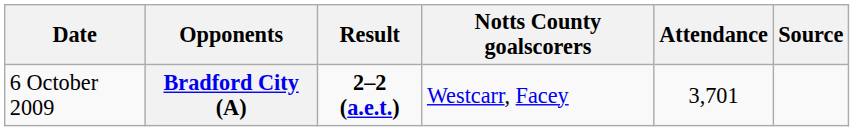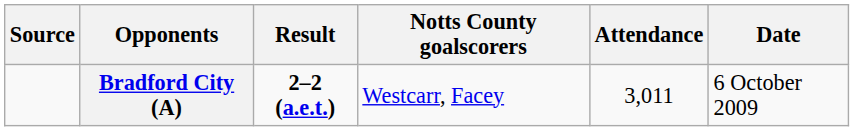columns swapped: (75, 34) <-> (811, 34)
(714, 94) 3,701 -> (649, 94) 3,011
